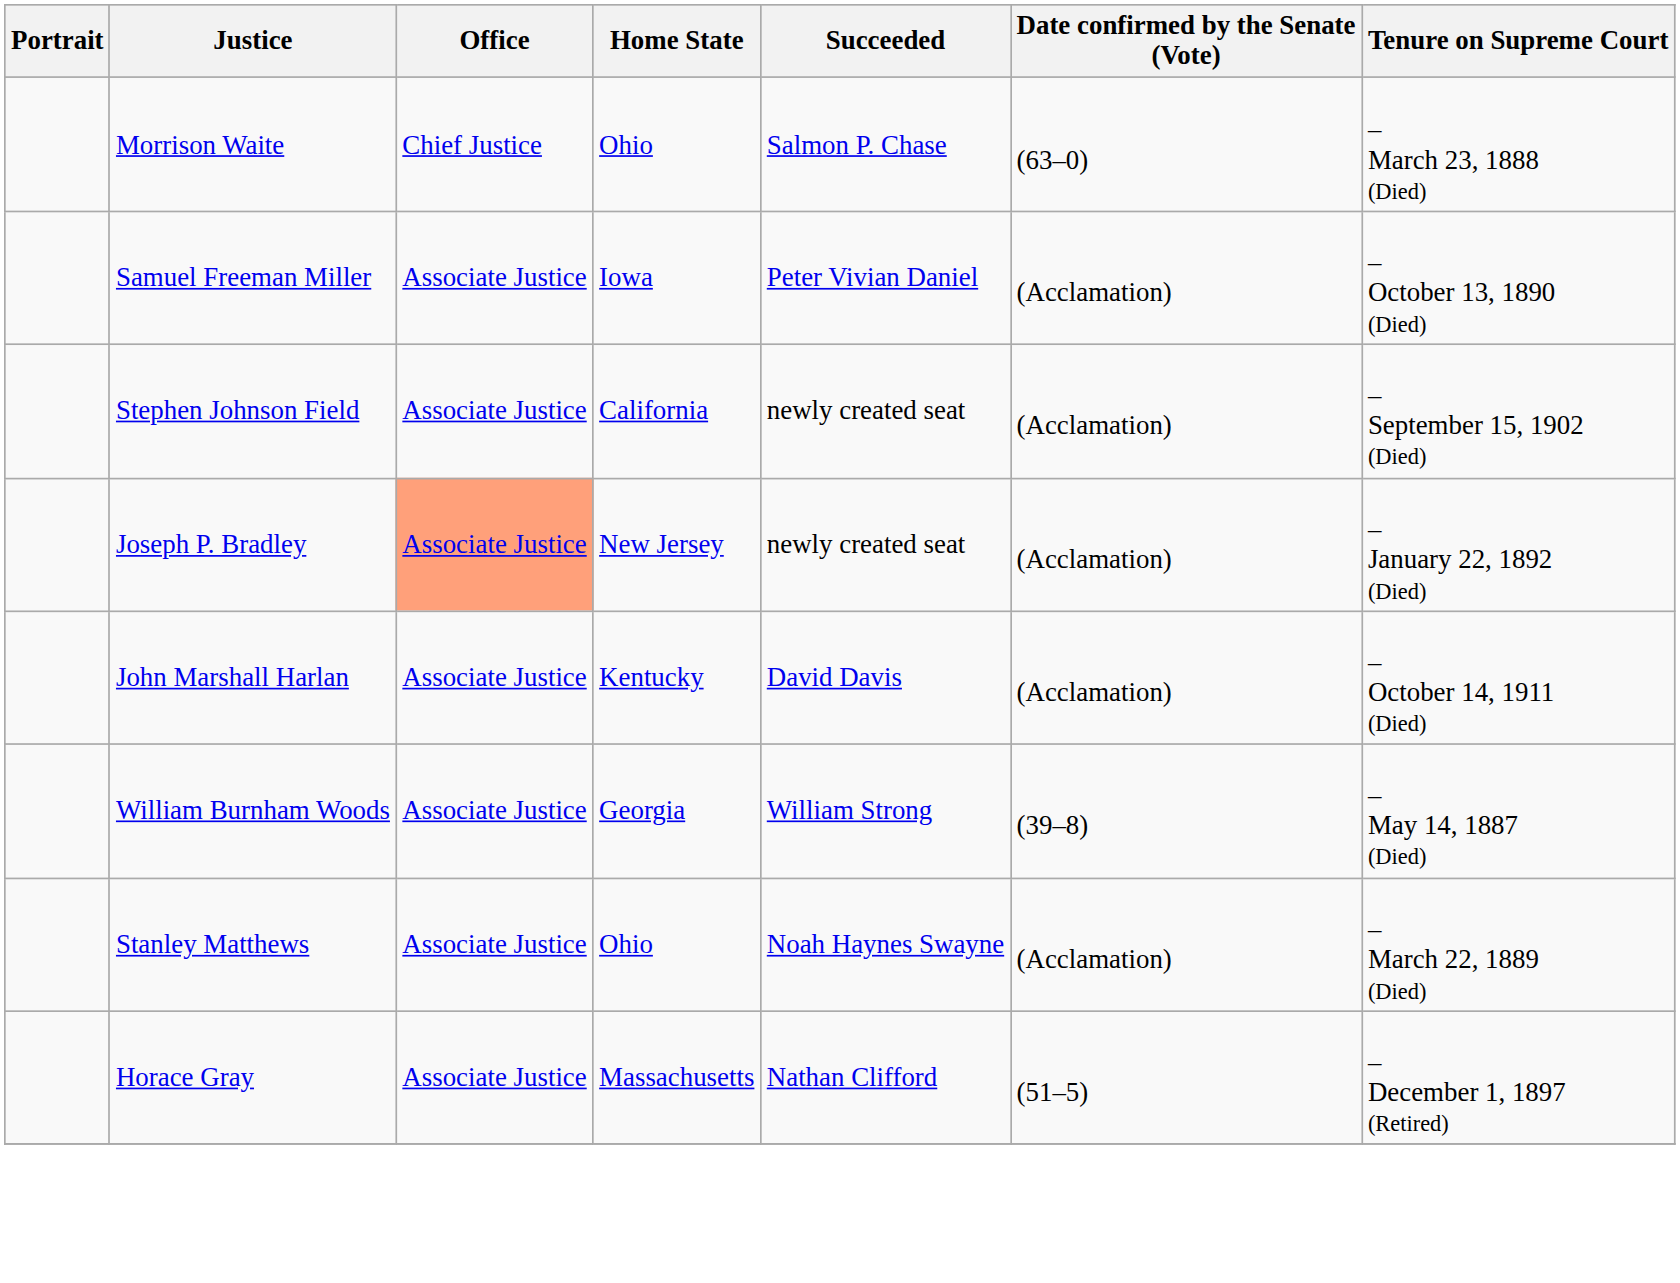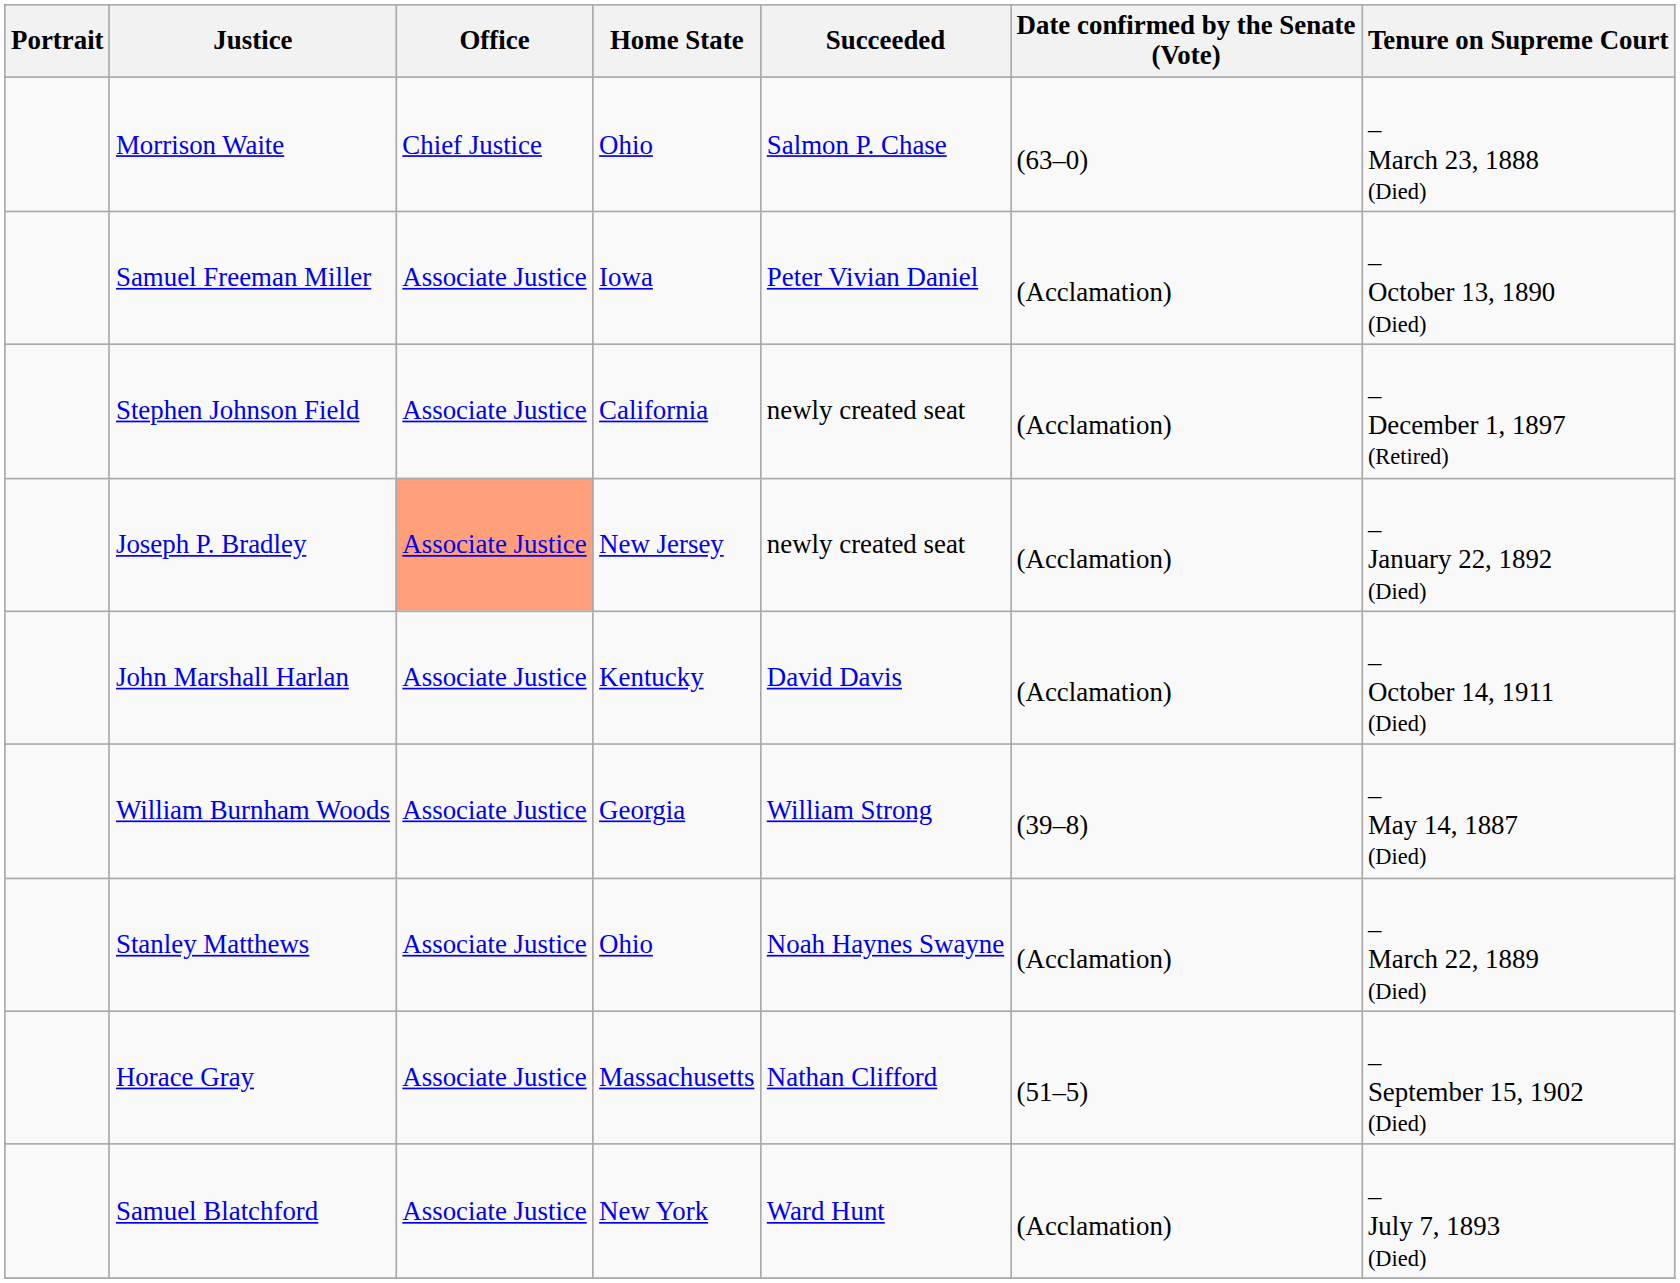(1476, 425) – September 15, 1902 (Died) -> (1467, 425) – December 1, 1897 (Retired)
(1467, 1092) – December 1, 1897 (Retired) -> (1476, 1092) – September 15, 1902 (Died)
+ row: (217, 1210)
